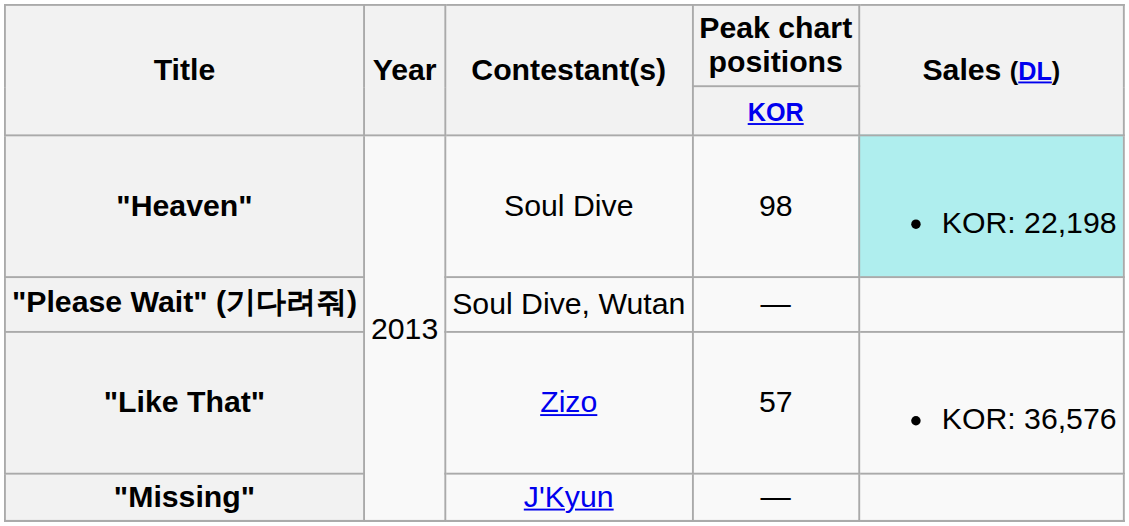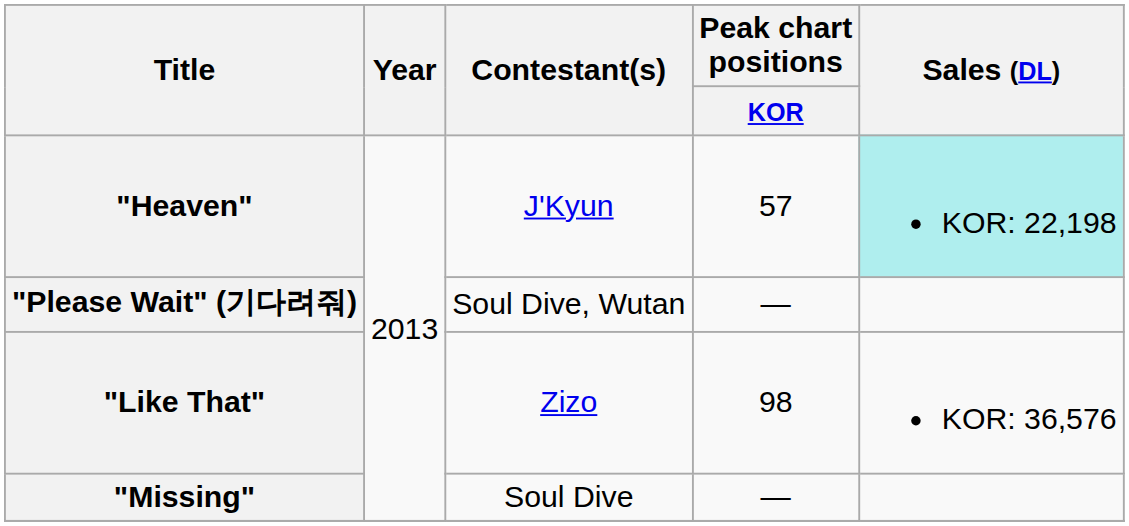(569, 205) Soul Dive -> (569, 205) J'Kyun
(776, 205) 98 -> (776, 205) 57
(776, 401) 57 -> (776, 401) 98
(569, 496) J'Kyun -> (569, 496) Soul Dive
